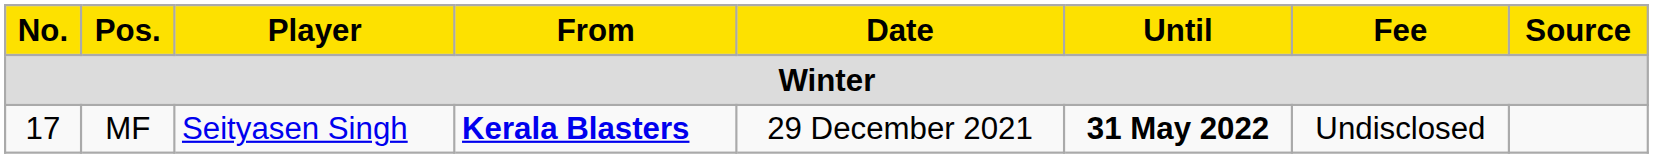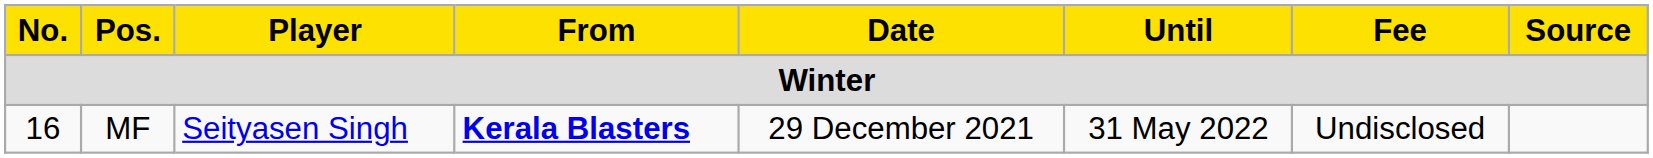(43, 129) 17 -> (43, 129) 16
(1178, 129) bold -> (1178, 129) normal
